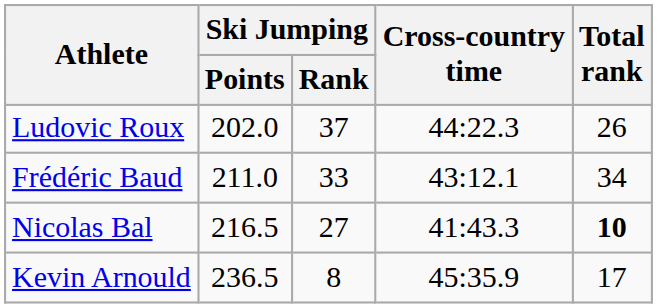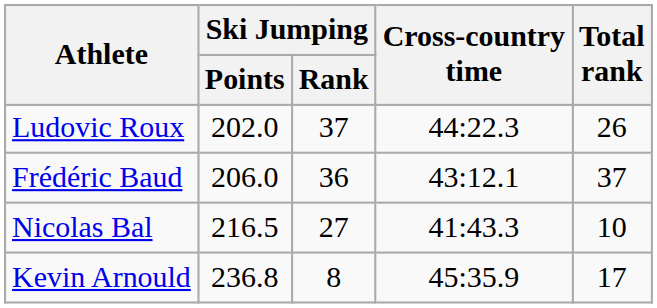(245, 177) 211.0 -> (245, 177) 206.0
(334, 177) 33 -> (334, 177) 36
(612, 177) 34 -> (612, 177) 37
(612, 227) bold -> (612, 227) normal
(245, 276) 236.5 -> (245, 276) 236.8
